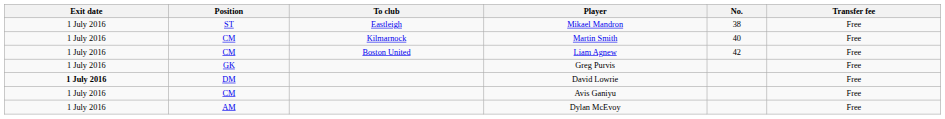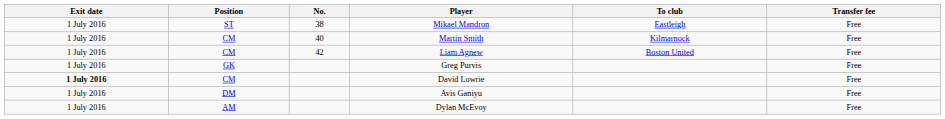columns swapped: (737, 10) <-> (386, 10)
(229, 79) DM -> (229, 79) CM
(229, 93) CM -> (229, 93) DM
